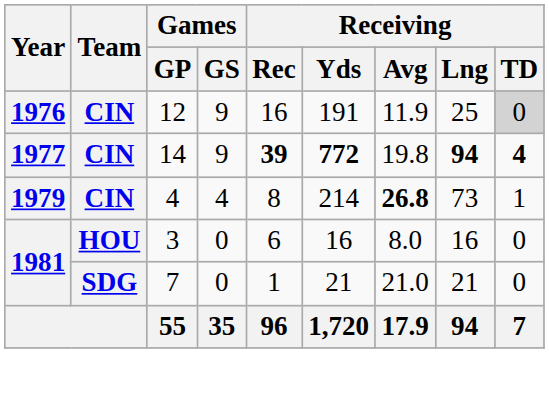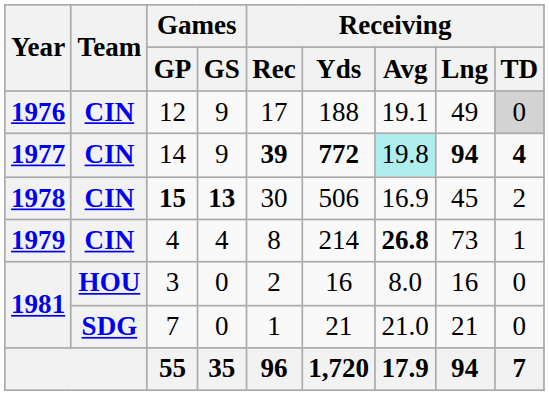(274, 111) 16 -> (274, 111) 17
(339, 111) 191 -> (339, 111) 188
(405, 111) 11.9 -> (405, 111) 19.1
(465, 111) 25 -> (465, 111) 49
(405, 154) no background -> (405, 154) paleturquoise background
+ row: (172, 197)
(274, 240) 6 -> (274, 283) 2
